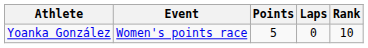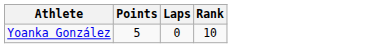- column: (182, 14)
